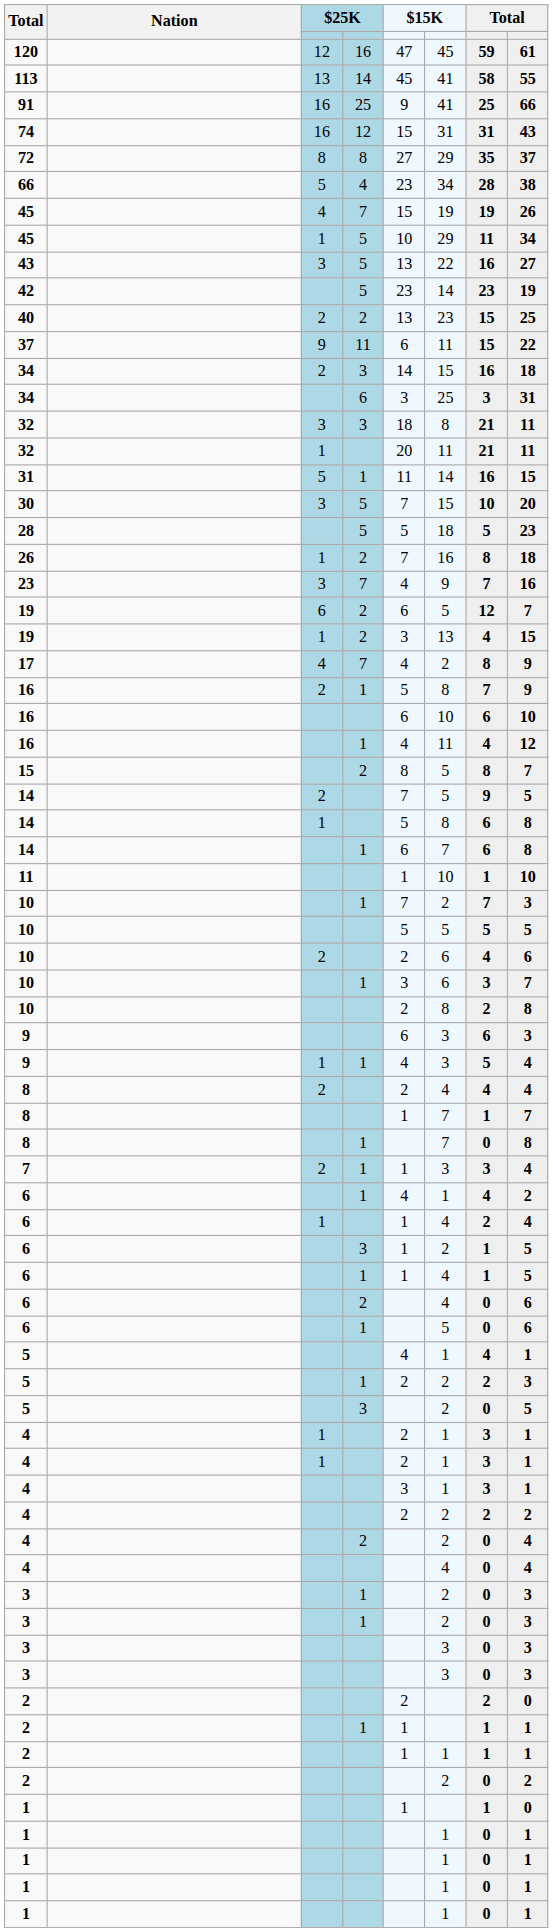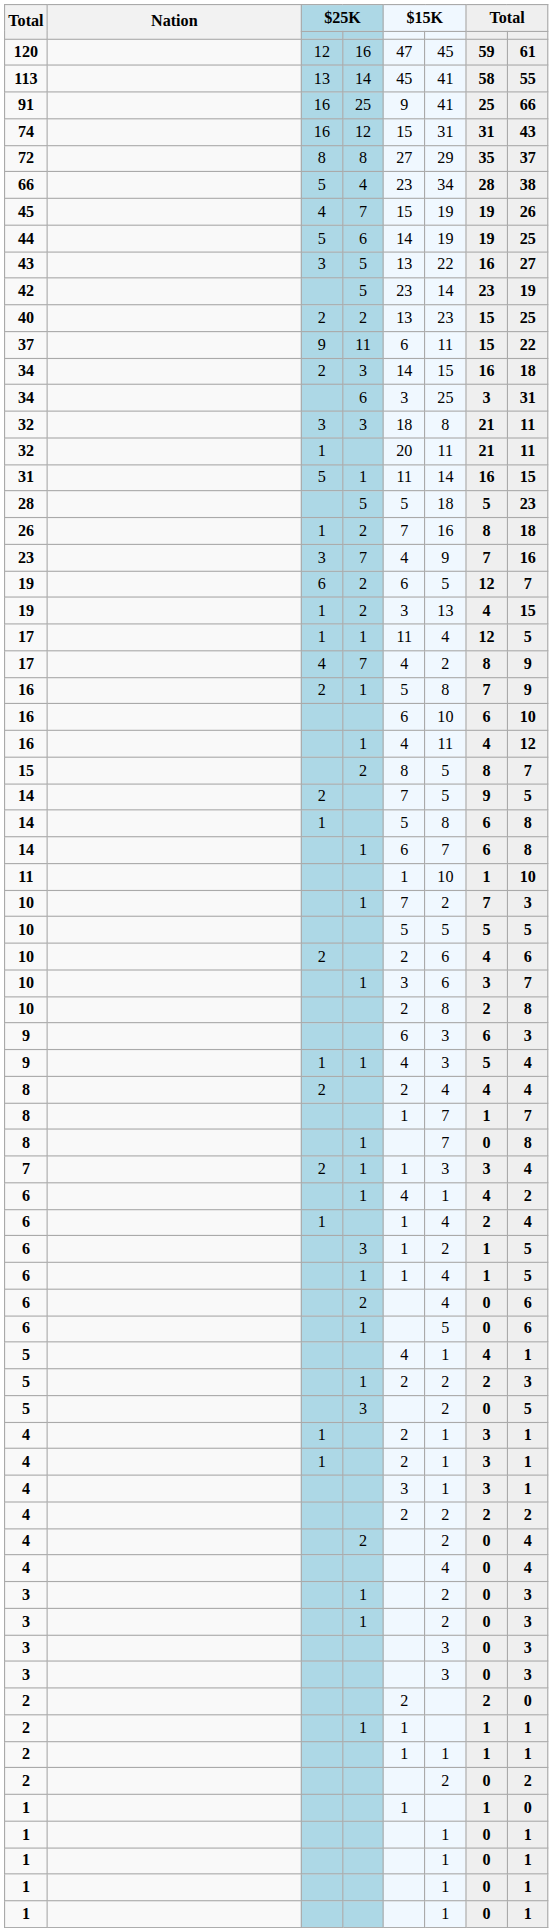- row: (26, 238)
+ row: (26, 238)
- row: (26, 504)
+ row: (26, 637)
